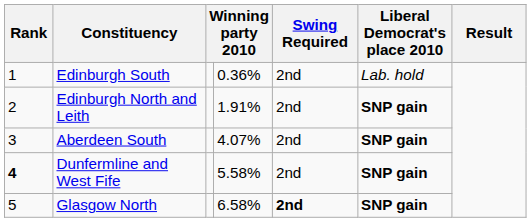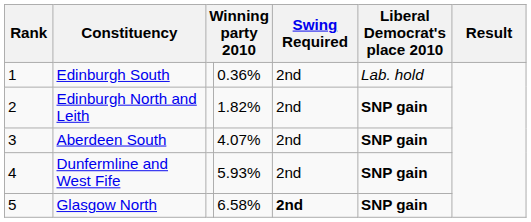(239, 107) 1.91% -> (239, 107) 1.82%
(12, 172) bold -> (12, 172) normal
(239, 172) 5.58% -> (239, 172) 5.93%
